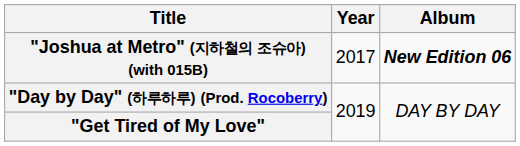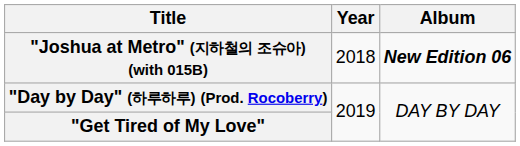(356, 57) 2017 -> (356, 57) 2018
